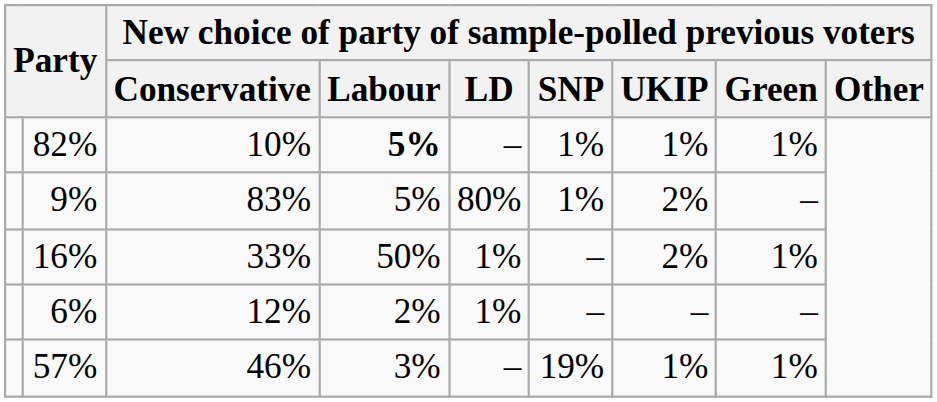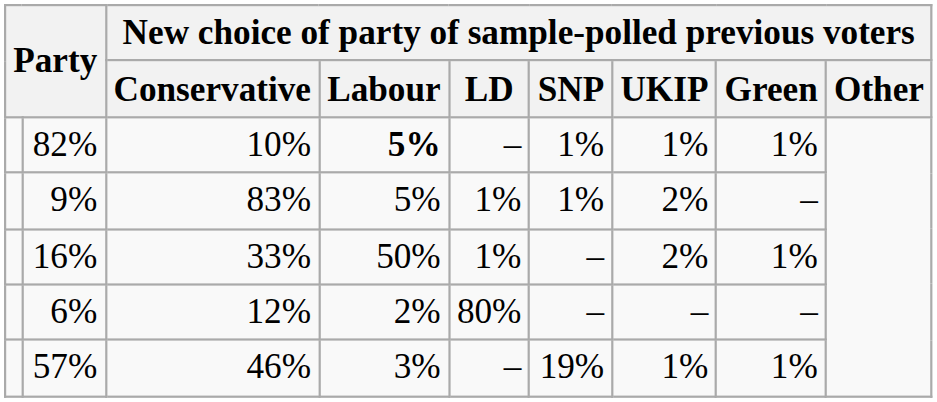(489, 199) 80% -> (498, 199) 1%
(498, 311) 1% -> (489, 311) 80%
